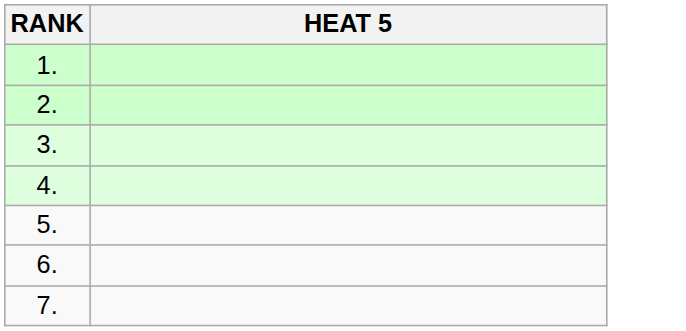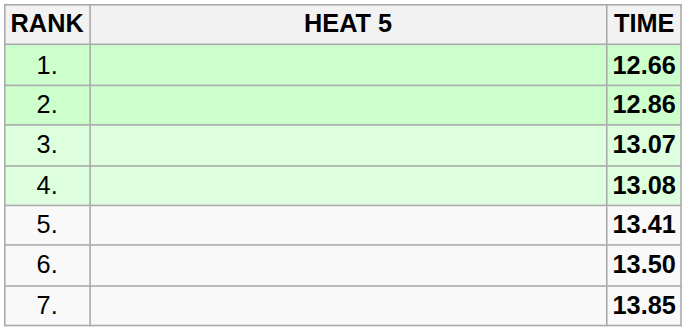+ column: (644, 24)
